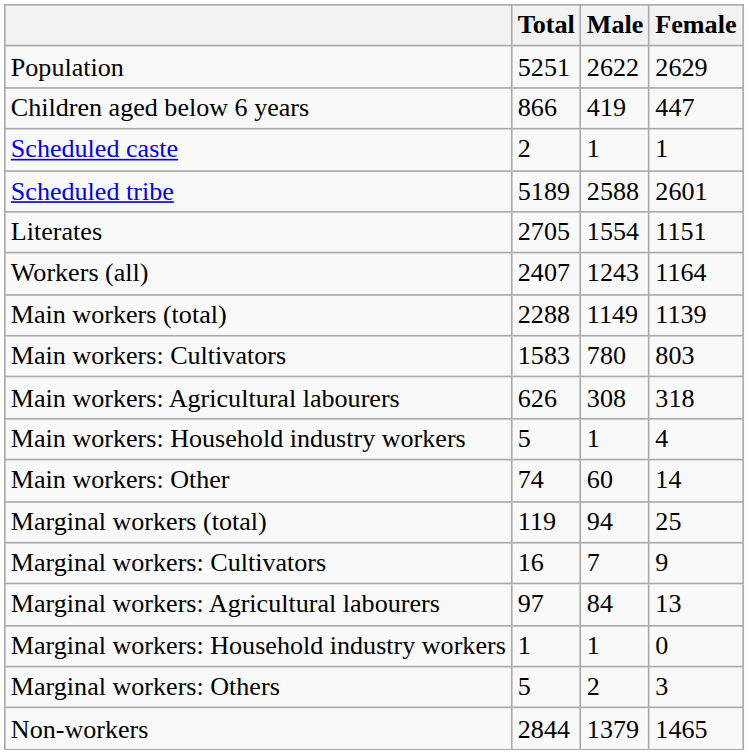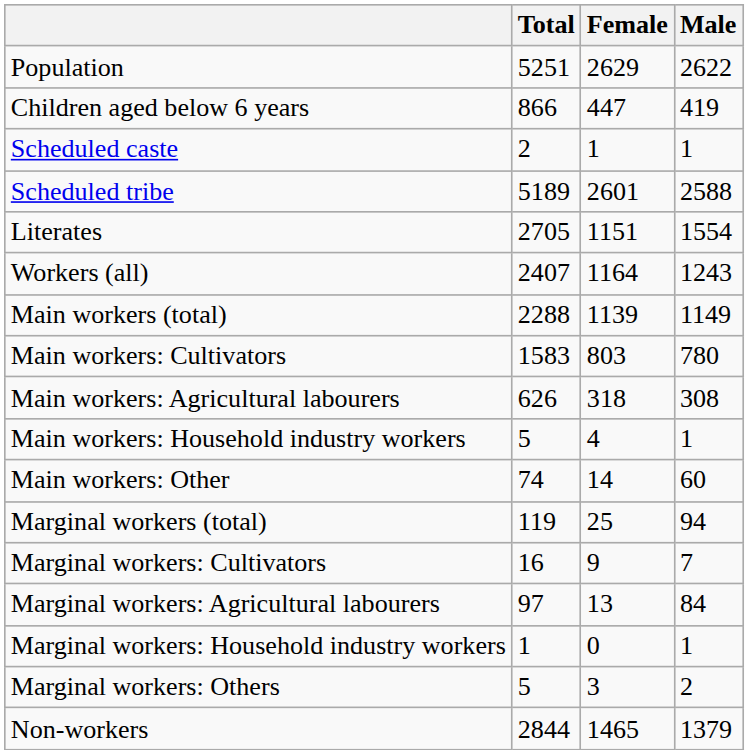columns swapped: (615, 25) <-> (696, 25)
